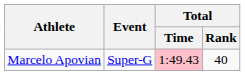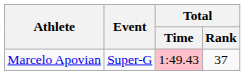(221, 60) 40 -> (221, 60) 37
